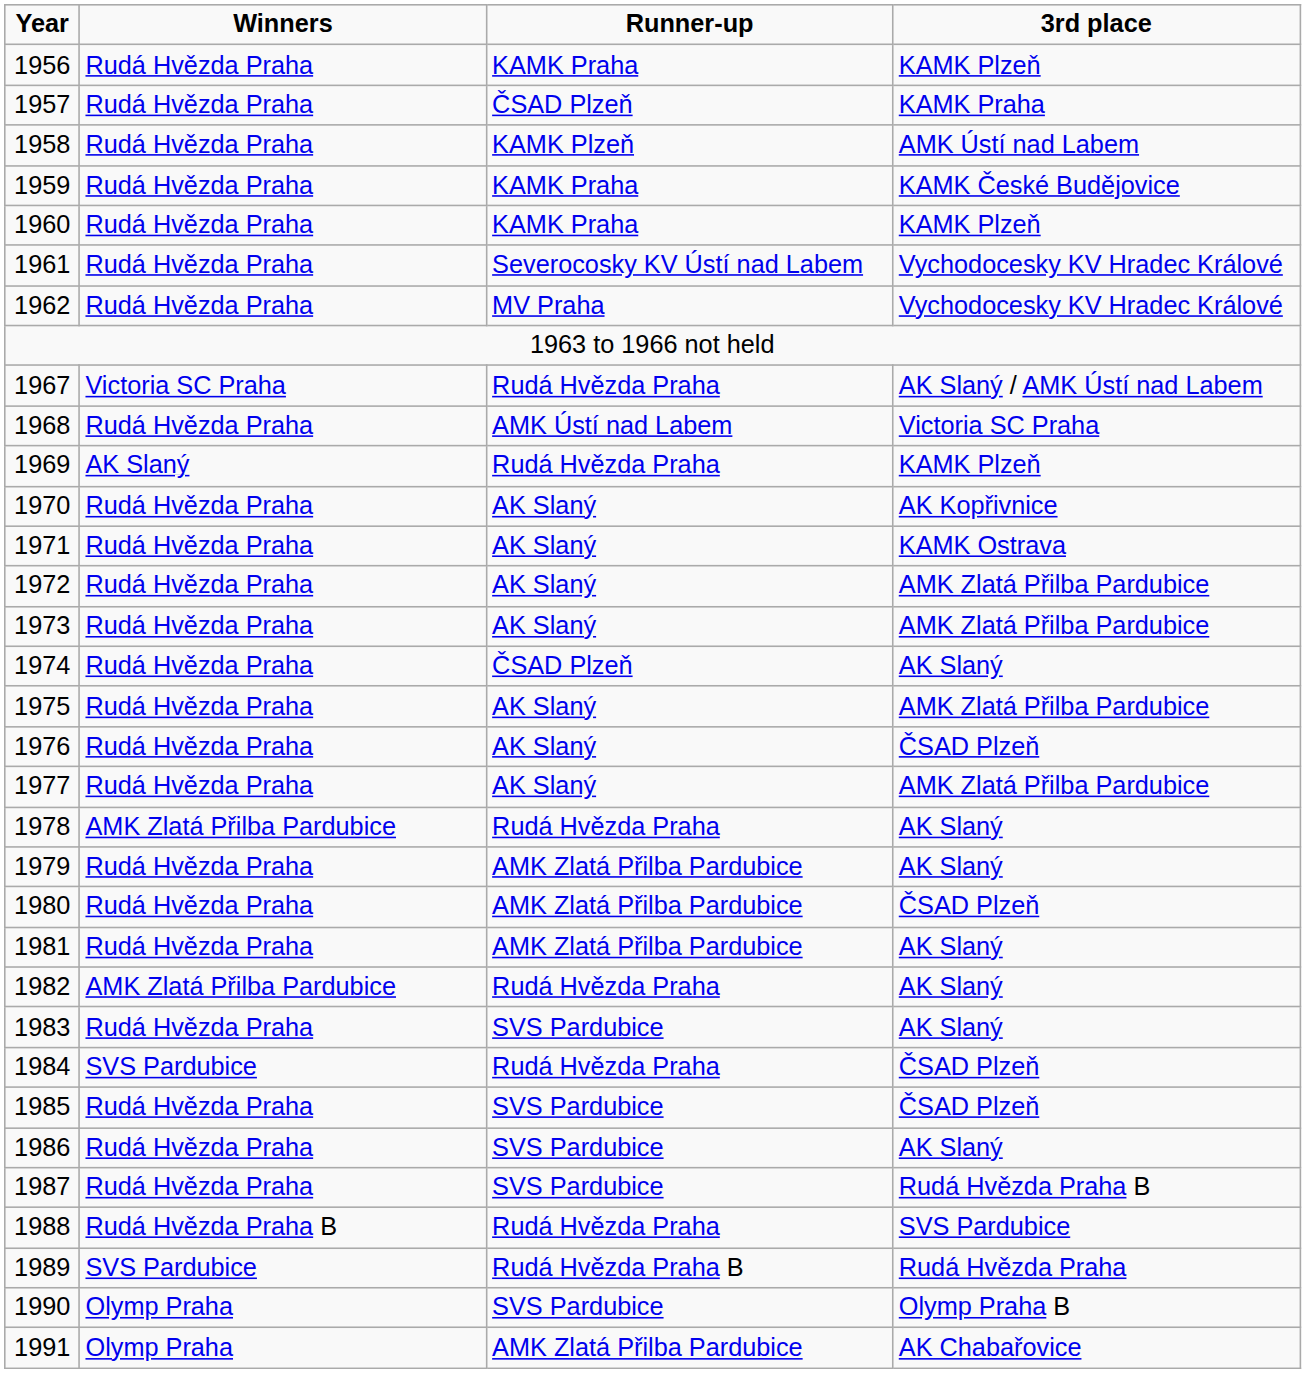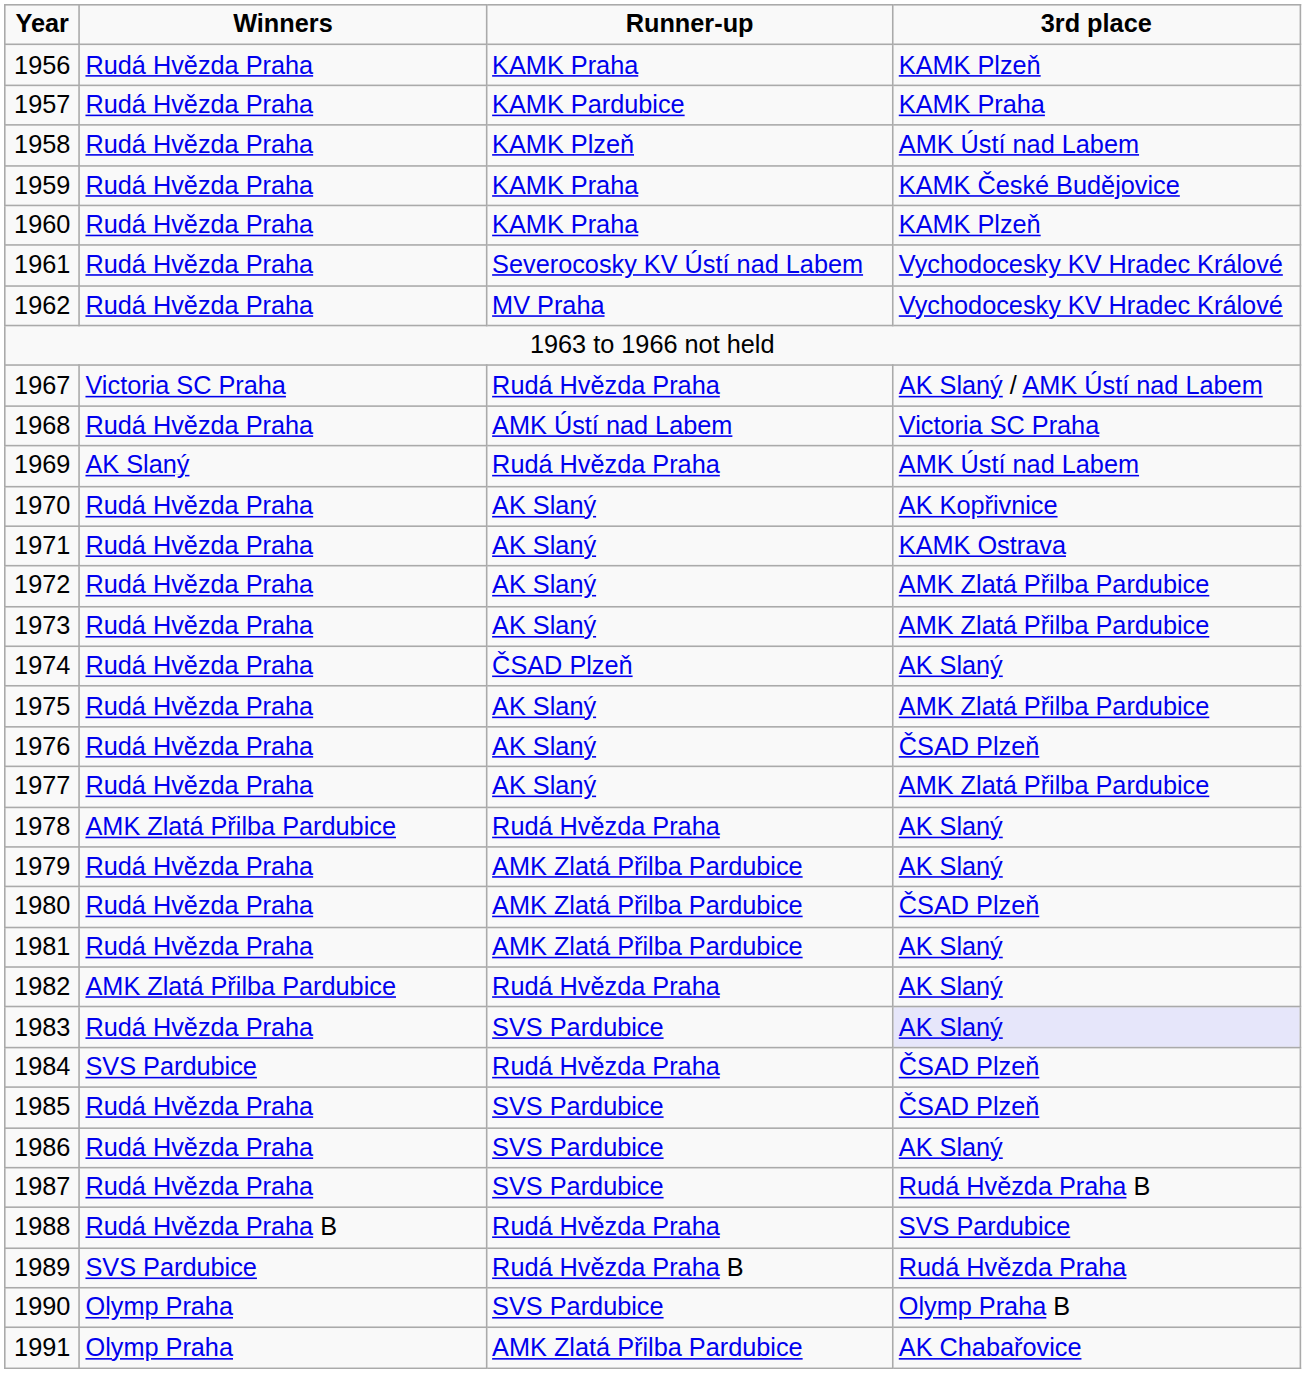(562, 104) ČSAD Plzeň -> (588, 104) KAMK Pardubice
(970, 465) KAMK Plzeň -> (1019, 465) AMK Ústí nad Labem
(951, 1026) no background -> (951, 1026) lavender background
